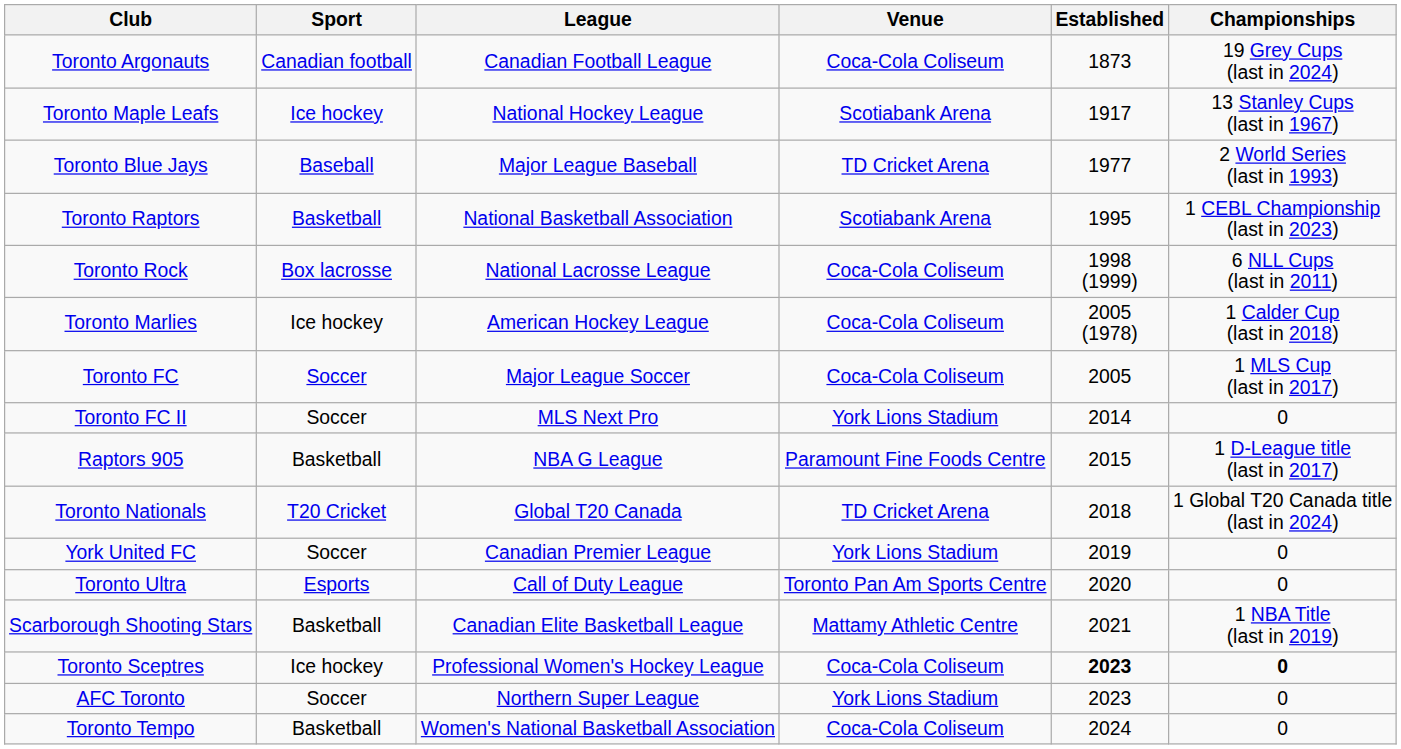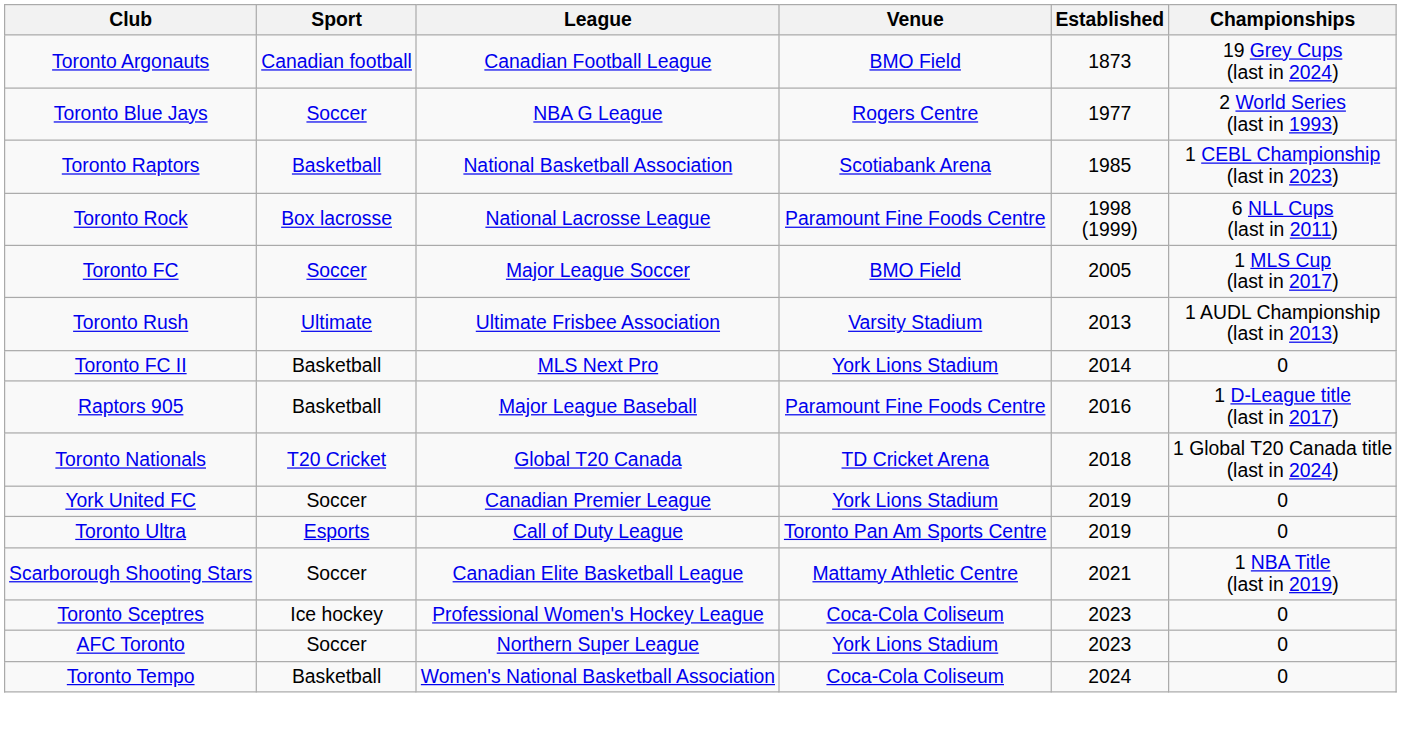(915, 61) Coca-Cola Coliseum -> (915, 61) BMO Field
- row: (131, 113)
(337, 166) Baseball -> (337, 113) Soccer
(598, 166) Major League Baseball -> (598, 113) NBA G League
(915, 166) TD Cricket Arena -> (915, 113) Rogers Centre
(1110, 218) 1995 -> (1110, 166) 1985
(915, 271) Coca-Cola Coliseum -> (915, 218) Paramount Fine Foods Centre
- row: (131, 323)
(915, 376) Coca-Cola Coliseum -> (915, 271) BMO Field
+ row: (131, 323)
(337, 417) Soccer -> (337, 365) Basketball
(598, 459) NBA G League -> (598, 407) Major League Baseball
(1110, 459) 2015 -> (1110, 407) 2016
(1110, 584) 2020 -> (1110, 531) 2019
(337, 625) Basketball -> (337, 573) Soccer
(1110, 667) bold -> (1110, 615) normal
(1283, 667) bold -> (1283, 615) normal
